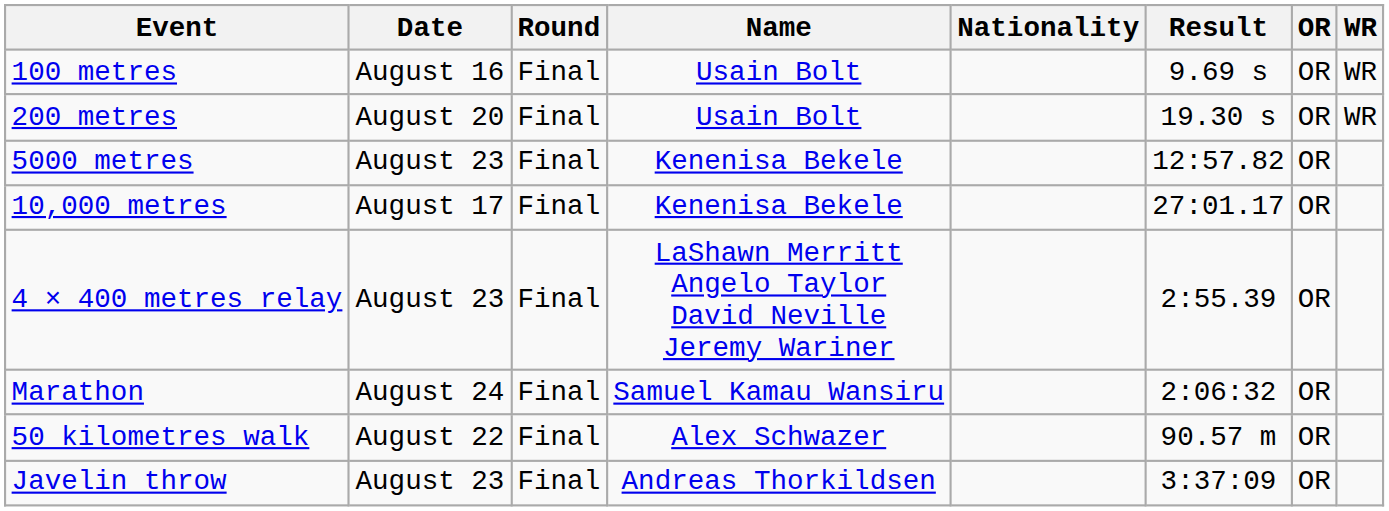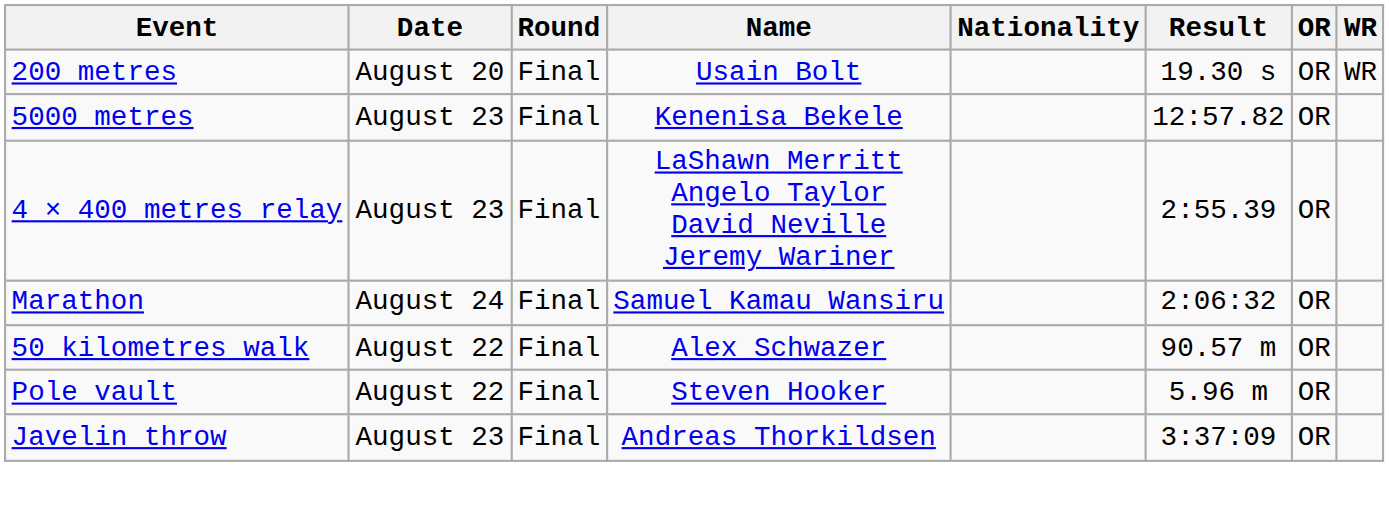- row: (94, 72)
- row: (119, 207)
+ row: (94, 392)
